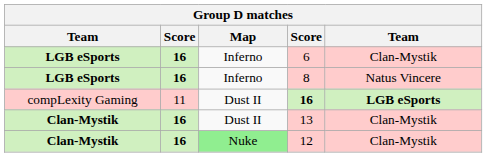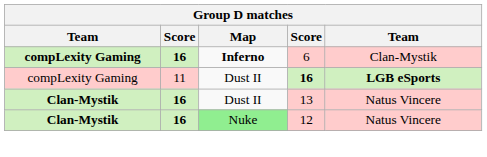(83, 57) LGB eSports -> (83, 57) compLexity Gaming
(243, 57) normal -> (243, 57) bold
- row: (306, 78)
(403, 120) Clan-Mystik -> (403, 99) Natus Vincere
(403, 141) Clan-Mystik -> (403, 120) Natus Vincere
